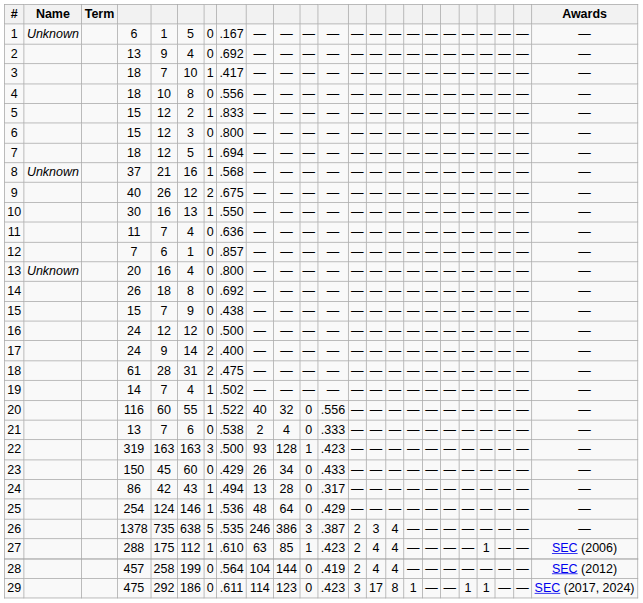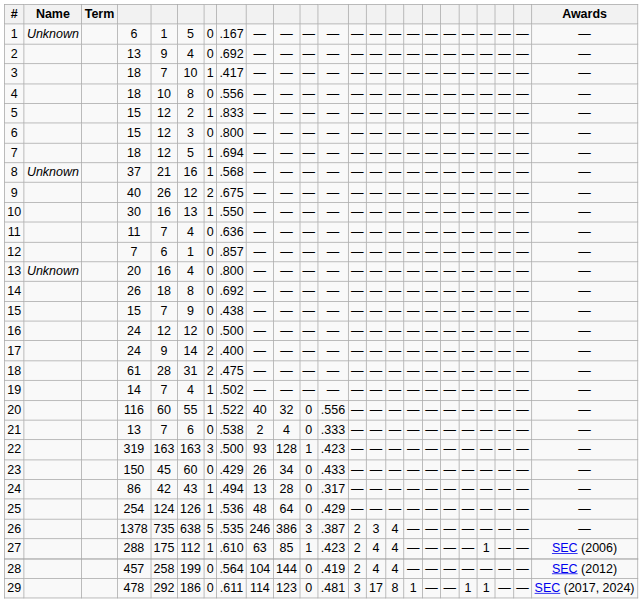(191, 509) 146 -> (191, 509) 126
(134, 588) 475 -> (134, 588) 478
(333, 588) .423 -> (333, 588) .481
